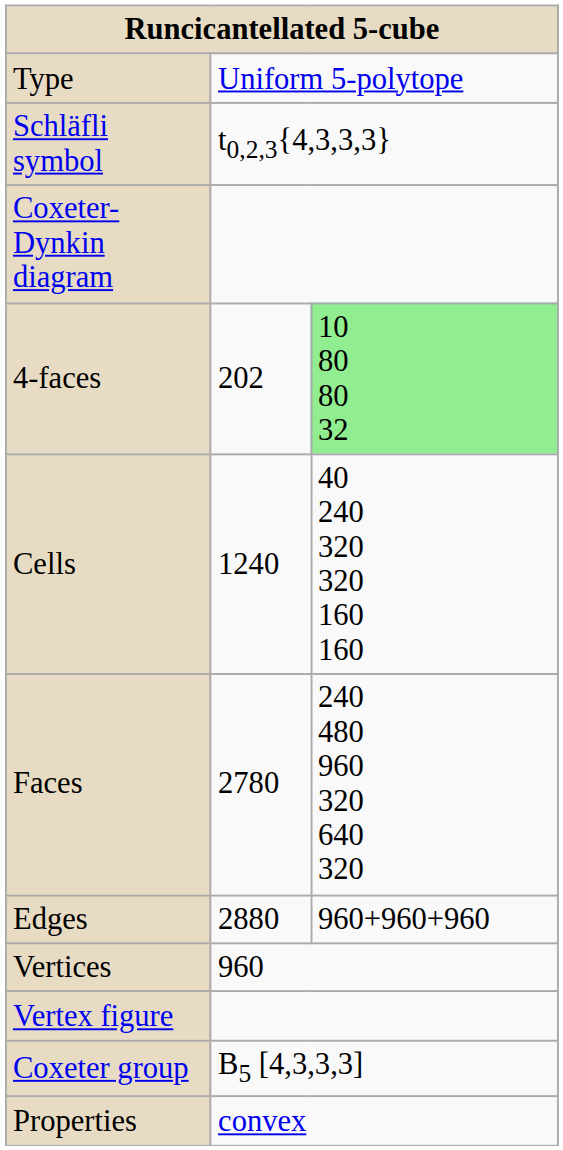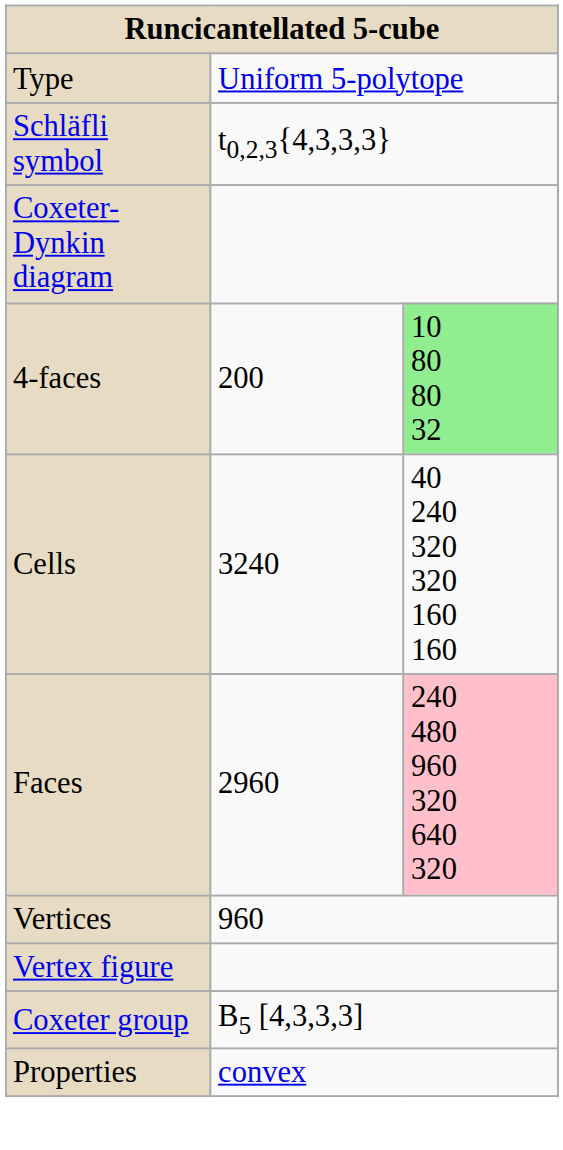(241, 377) 202 -> (241, 377) 200
(249, 563) 1240 -> (249, 563) 3240
(249, 784) 2780 -> (249, 784) 2960
(341, 784) no background -> (434, 784) pink background
- row: (50, 918)
